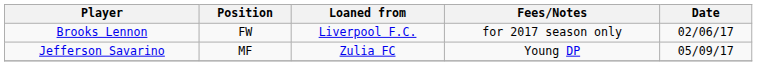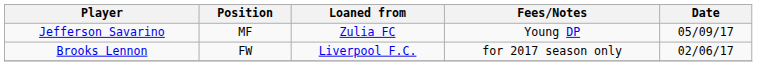rows swapped: (102, 33) <-> (102, 52)
